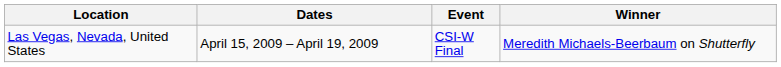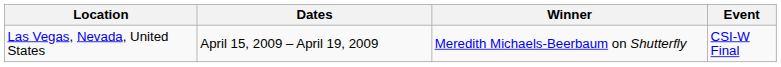columns swapped: (466, 15) <-> (638, 15)
